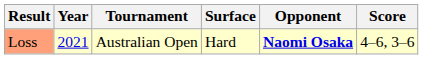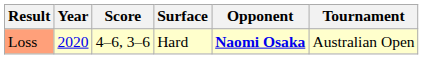columns swapped: (147, 16) <-> (387, 16)
(73, 41) 2021 -> (73, 41) 2020
